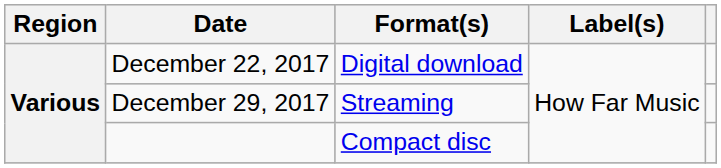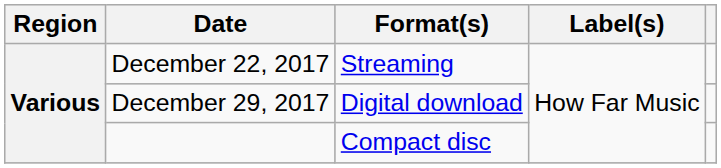(432, 63) Digital download -> (397, 63) Streaming
(397, 102) Streaming -> (432, 102) Digital download
